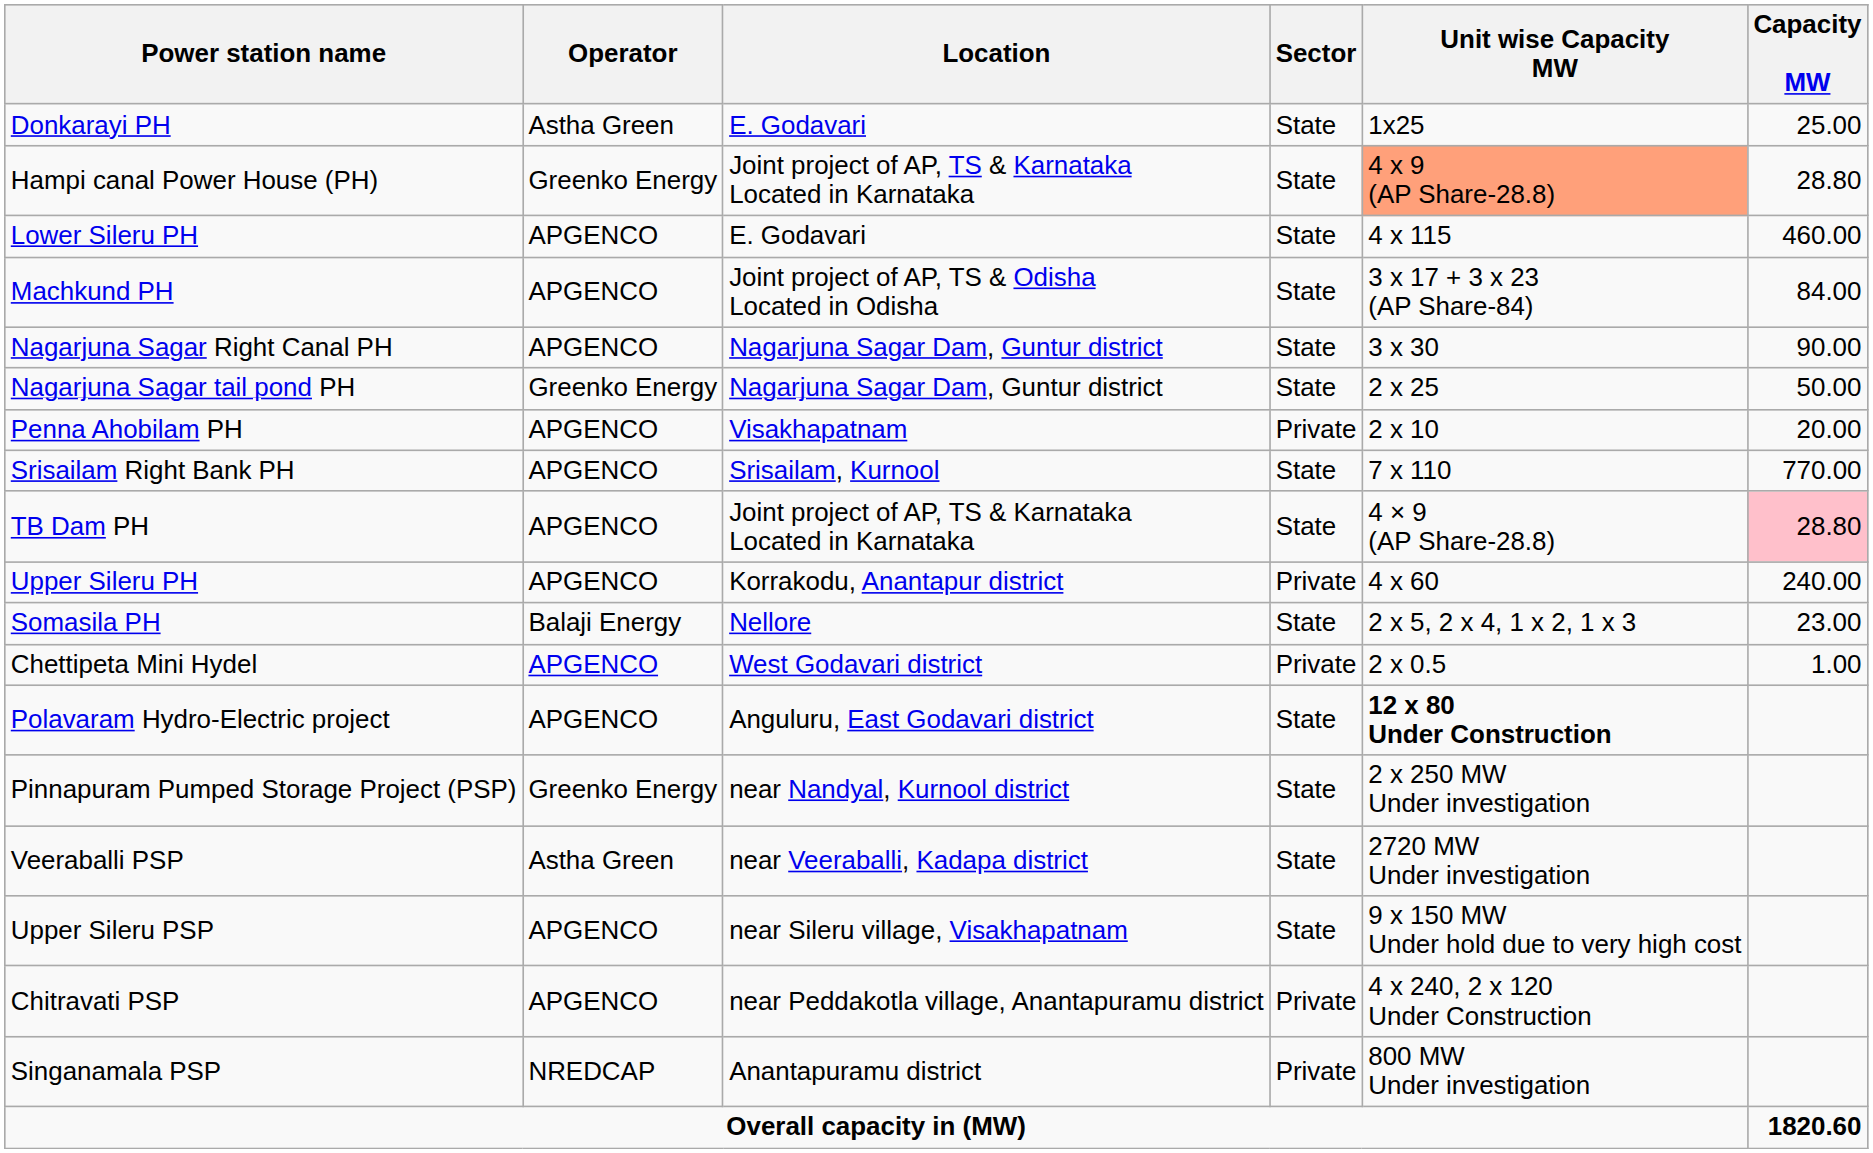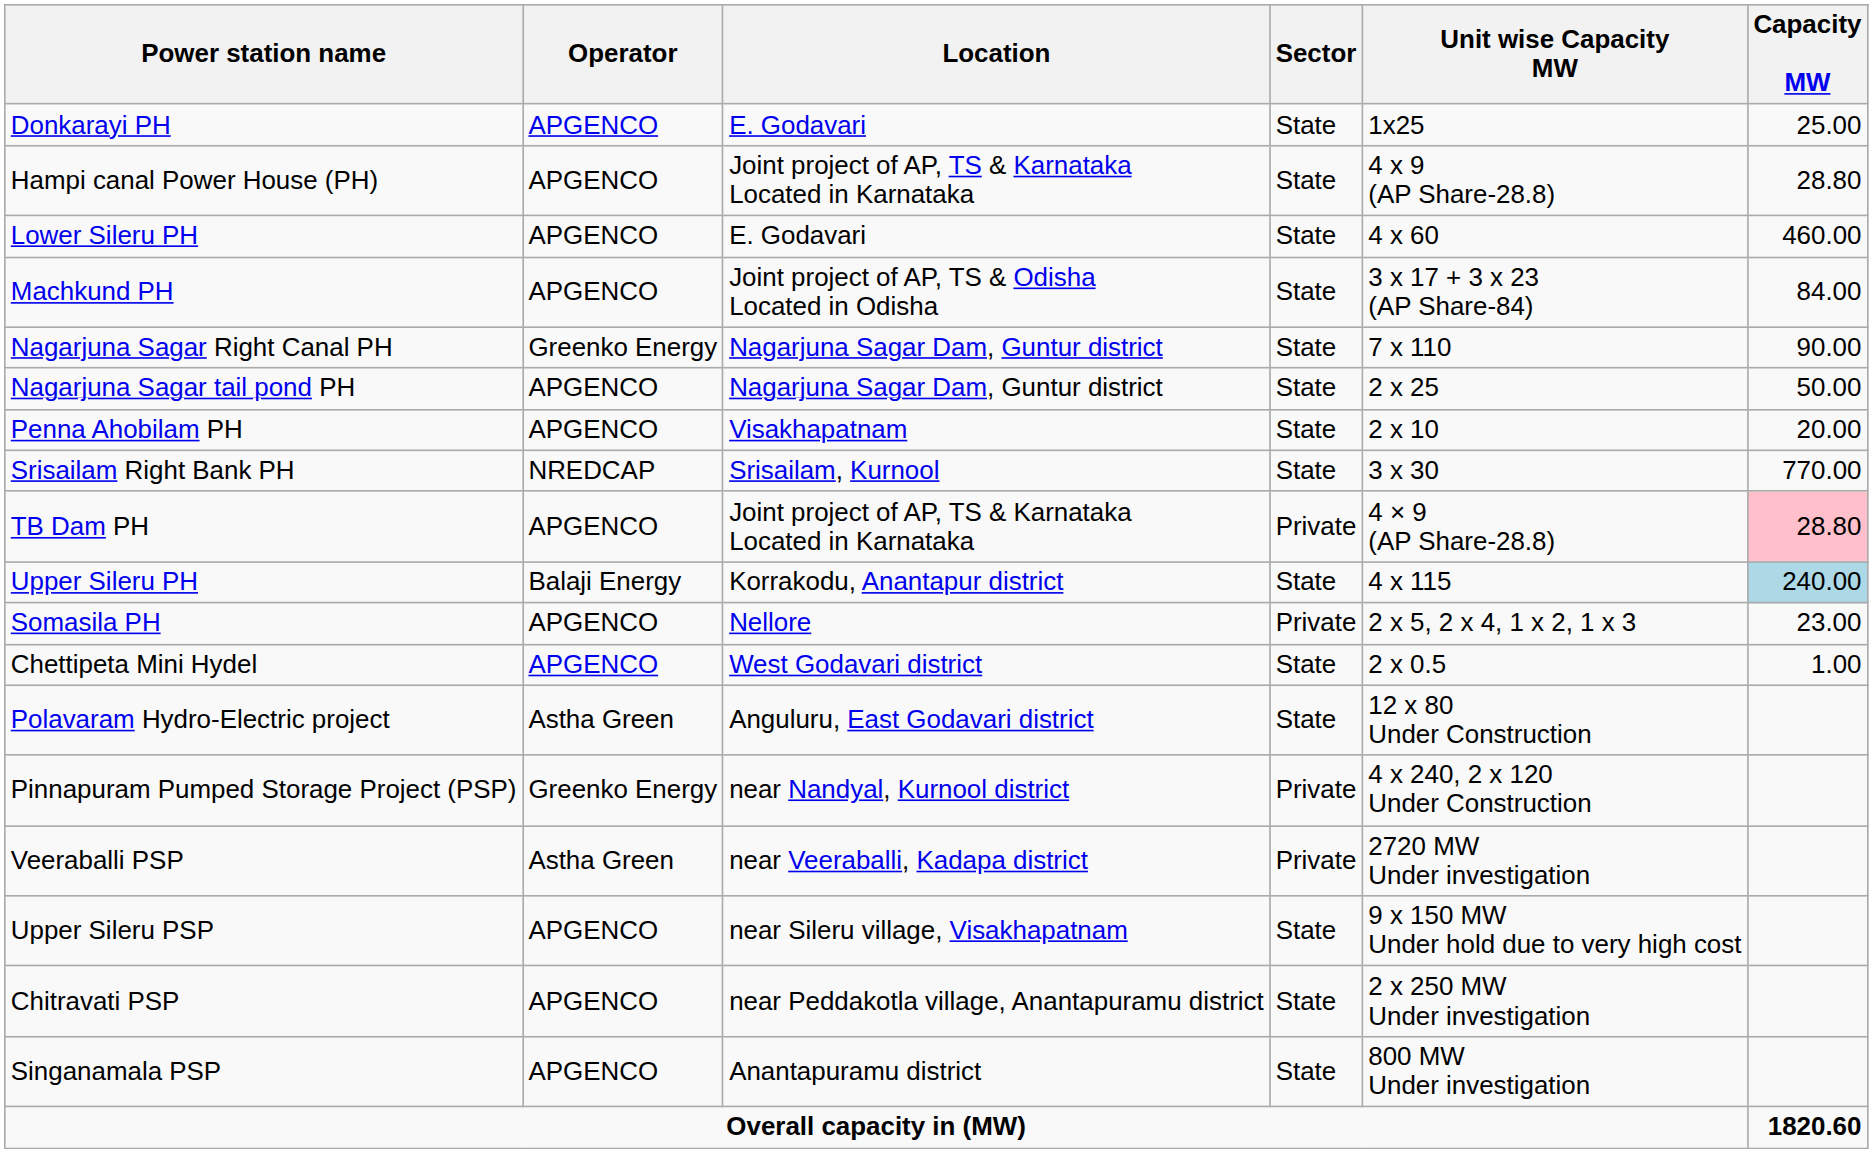(601, 124) Astha Green -> (593, 124) APGENCO
(623, 180) Greenko Energy -> (593, 180) APGENCO
(1462, 180) lightsalmon background -> (1462, 180) no background
(1410, 235) 4 x 115 -> (1404, 235) 4 x 60
(593, 347) APGENCO -> (623, 347) Greenko Energy
(1404, 347) 3 x 30 -> (1410, 347) 7 x 110
(623, 388) Greenko Energy -> (593, 388) APGENCO
(1316, 429) Private -> (1306, 429) State
(593, 470) APGENCO -> (592, 470) NREDCAP
(1410, 470) 7 x 110 -> (1404, 470) 3 x 30
(1306, 526) State -> (1316, 526) Private
(593, 581) APGENCO -> (605, 581) Balaji Energy
(1316, 581) Private -> (1306, 581) State
(1404, 581) 4 x 60 -> (1410, 581) 4 x 115
(1822, 581) no background -> (1822, 581) lightblue background
(605, 623) Balaji Energy -> (593, 623) APGENCO
(1306, 623) State -> (1316, 623) Private
(1316, 664) Private -> (1306, 664) State
(593, 719) APGENCO -> (601, 719) Astha Green
(1490, 719) bold -> (1480, 719) normal
(1306, 790) State -> (1316, 790) Private
(1479, 790) 2 x 250 MW Under investigation -> (1480, 790) 4 x 240, 2 x 120 Under Construction
(1306, 860) State -> (1316, 860) Private
(1316, 1000) Private -> (1306, 1000) State
(1480, 1000) 4 x 240, 2 x 120 Under Construction -> (1479, 1000) 2 x 250 MW Under investigation
(592, 1071) NREDCAP -> (593, 1071) APGENCO
(1316, 1071) Private -> (1306, 1071) State
